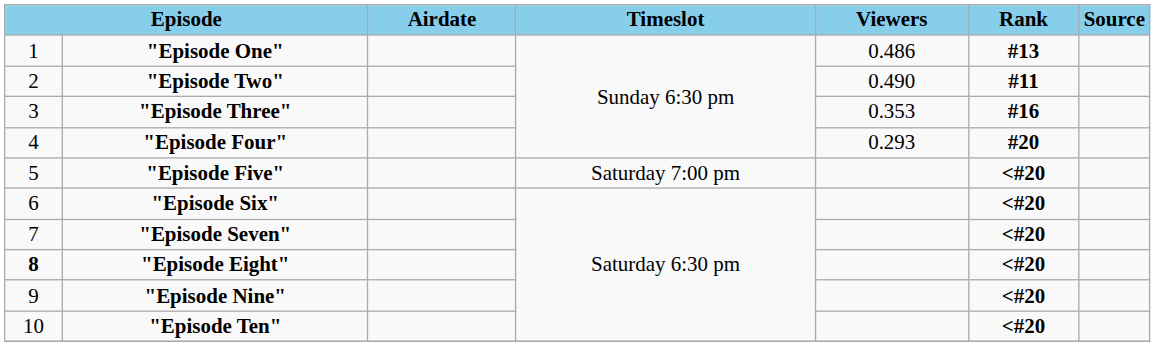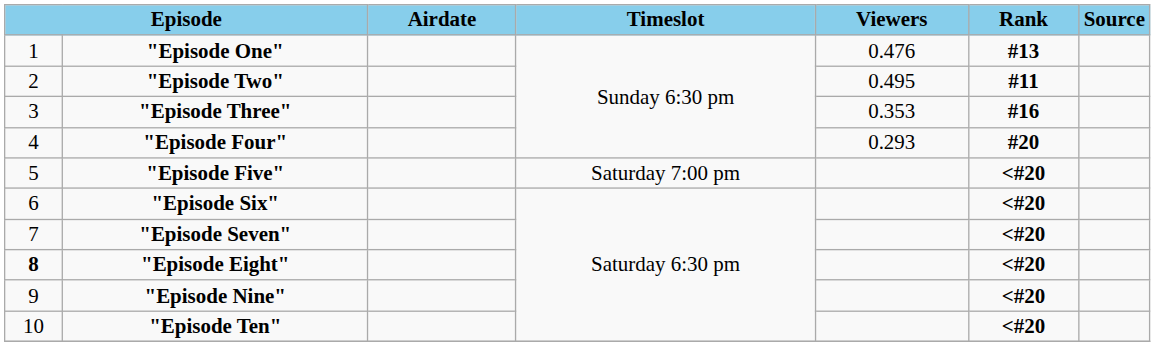(892, 50) 0.486 -> (892, 50) 0.476
(892, 81) 0.490 -> (892, 81) 0.495
